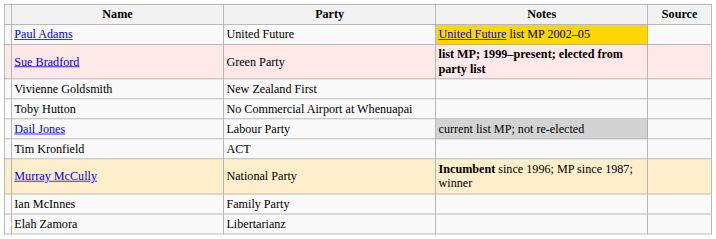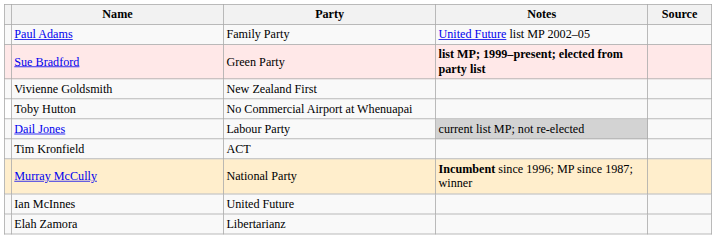(260, 34) United Future -> (258, 34) Family Party
(514, 34) gold background -> (514, 34) no background
(258, 203) Family Party -> (260, 203) United Future
